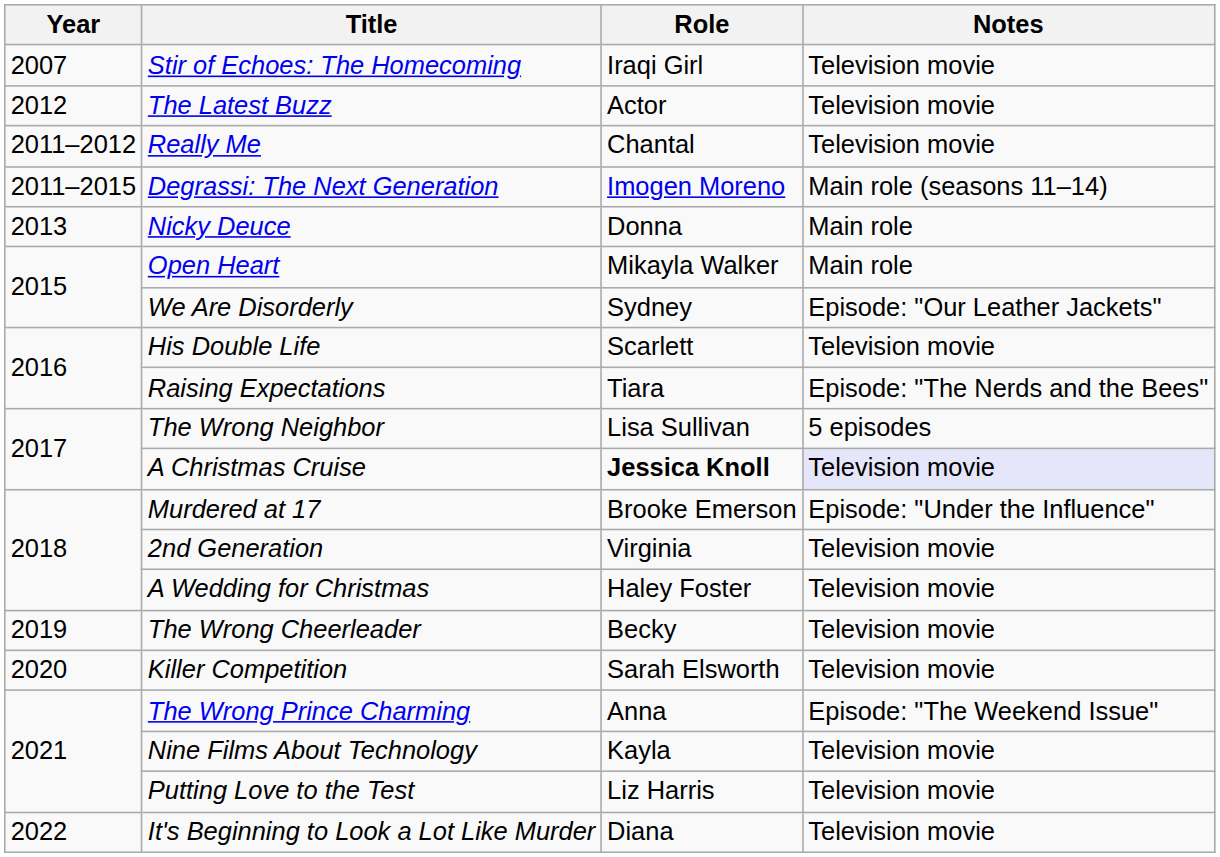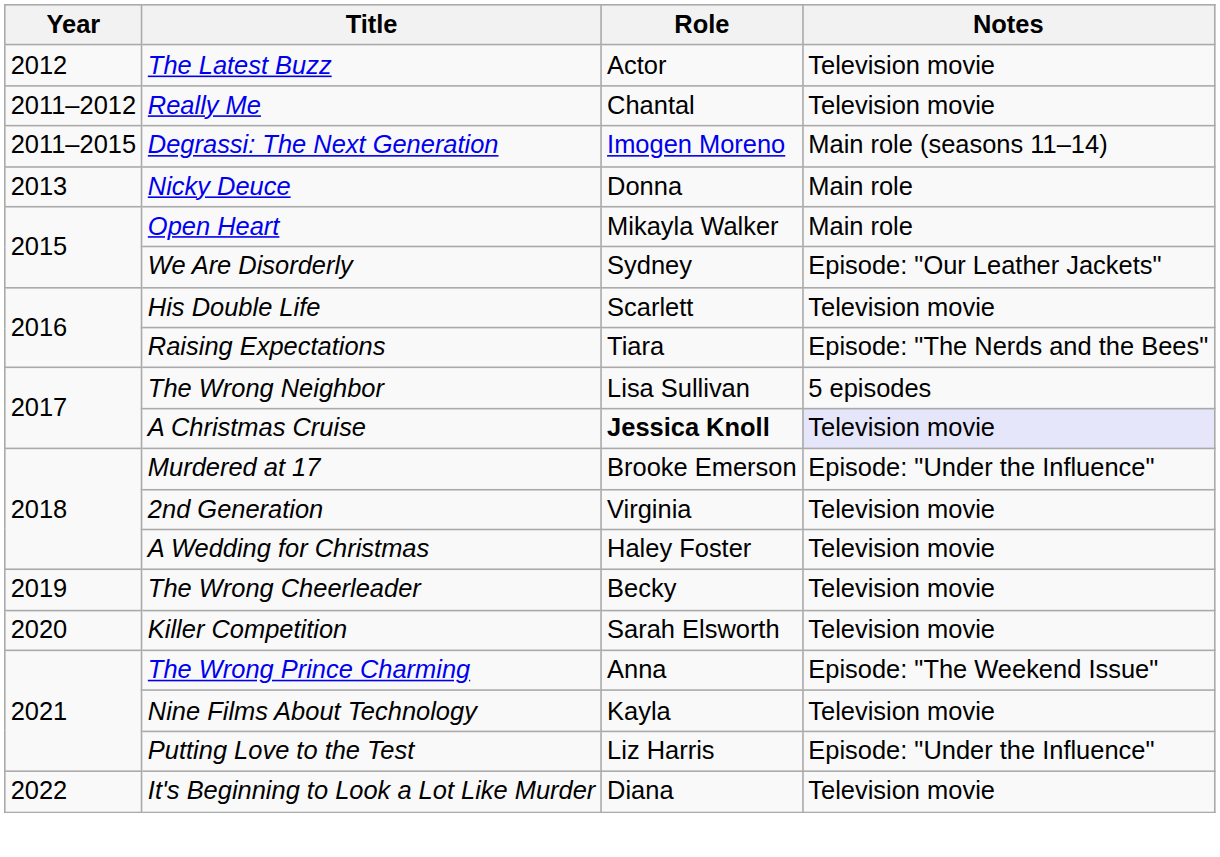- row: (334, 65)
(902, 791) Television movie -> (981, 750) Episode: "Under the Influence"
